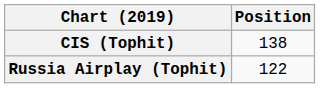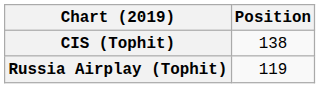(273, 69) 122 -> (273, 69) 119
